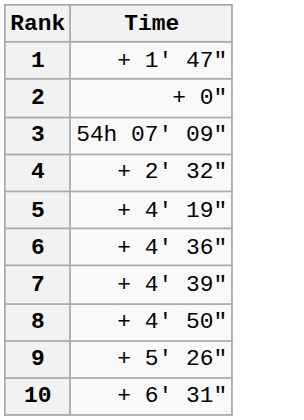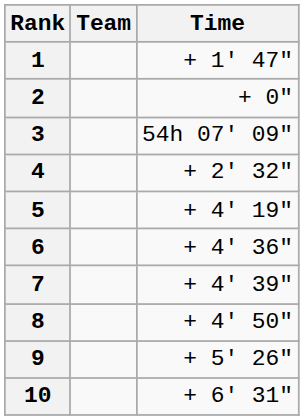+ column: (104, 24)
